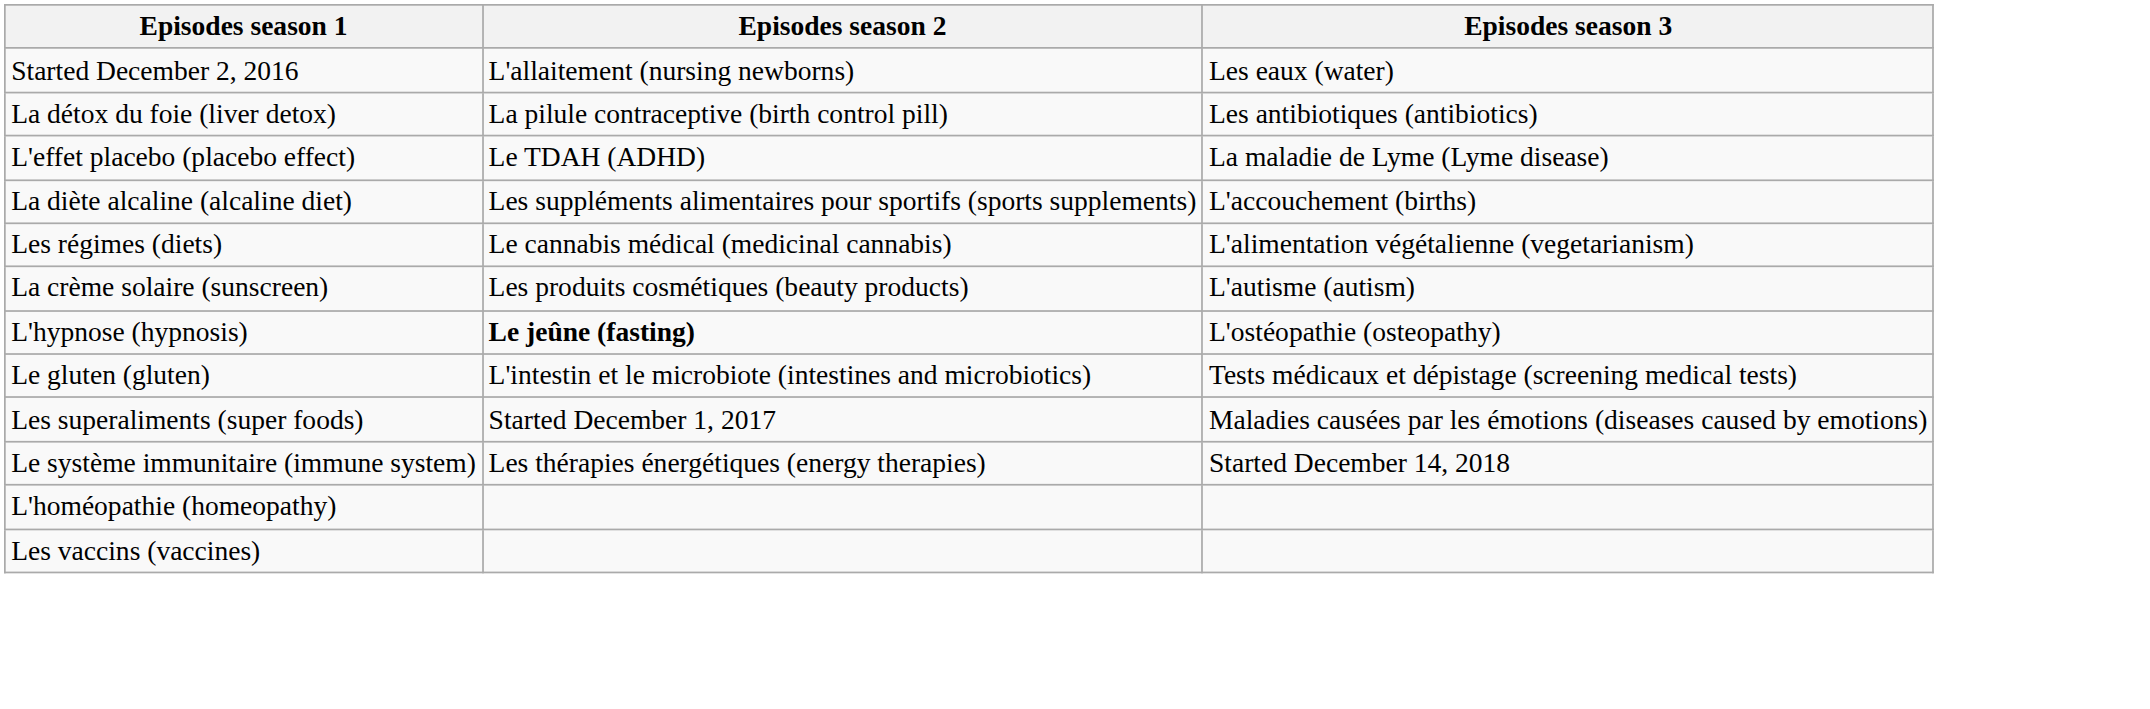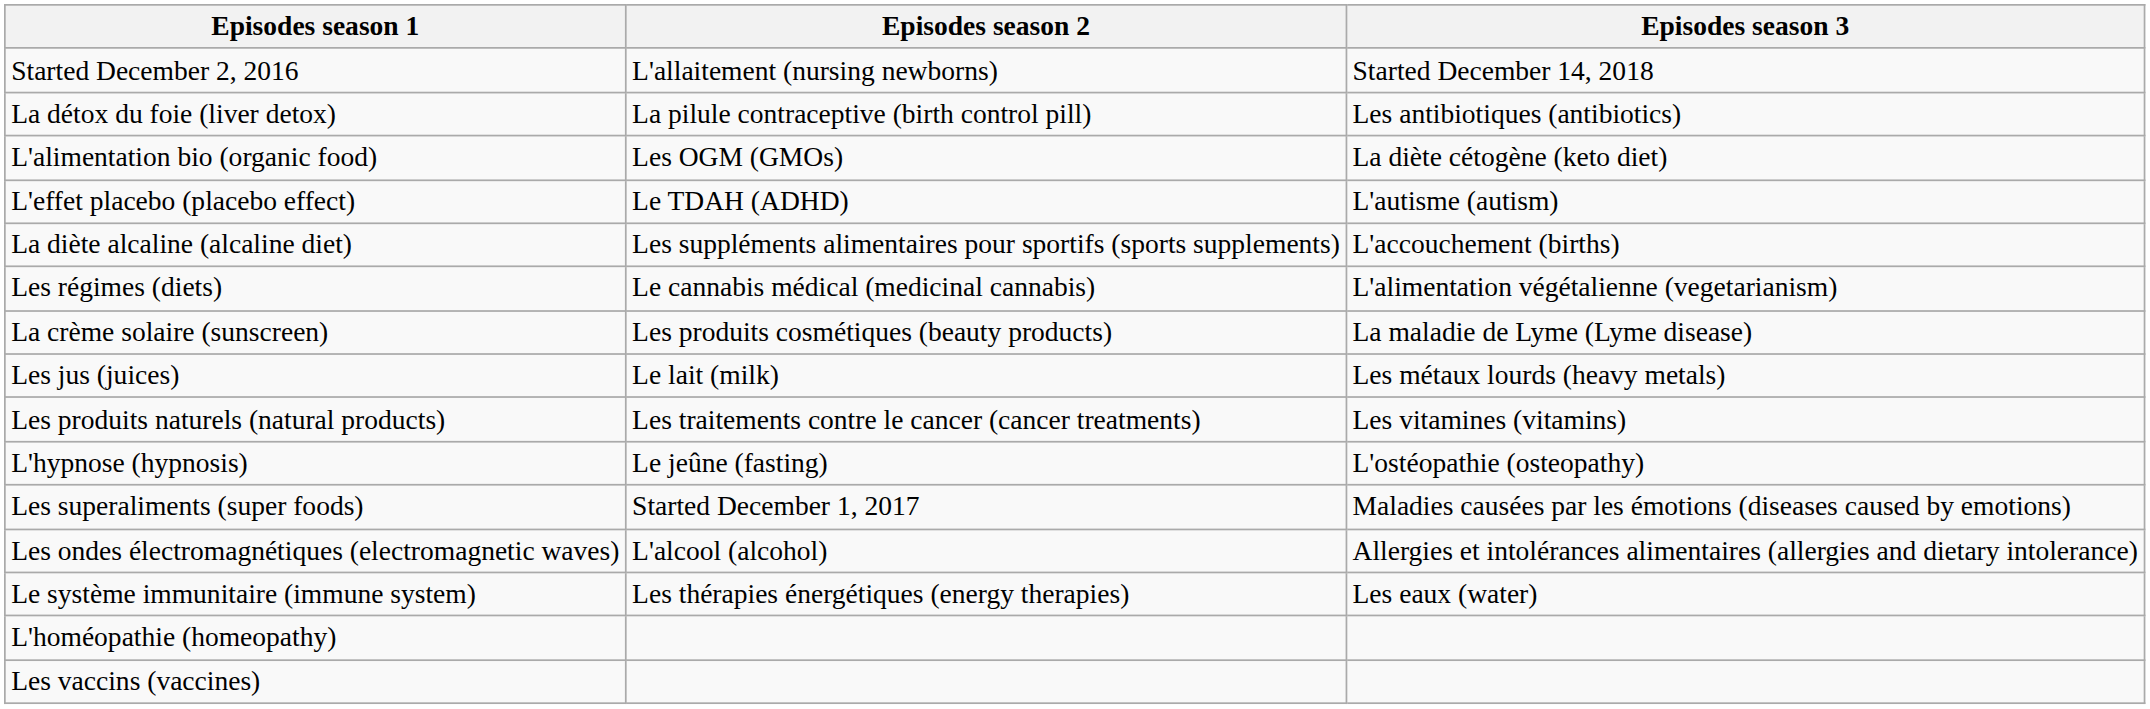(1301, 69) Les eaux (water) -> (1503, 69) Started December 14, 2018
+ row: (194, 157)
(1409, 157) La maladie de Lyme (Lyme disease) -> (1456, 200) L'autisme (autism)
(1312, 288) L'autisme (autism) -> (1552, 331) La maladie de Lyme (Lyme disease)
+ row: (95, 375)
+ row: (228, 419)
(592, 331) bold -> (730, 462) normal
- row: (111, 375)
+ row: (315, 550)
(1360, 462) Started December 14, 2018 -> (1445, 593) Les eaux (water)
